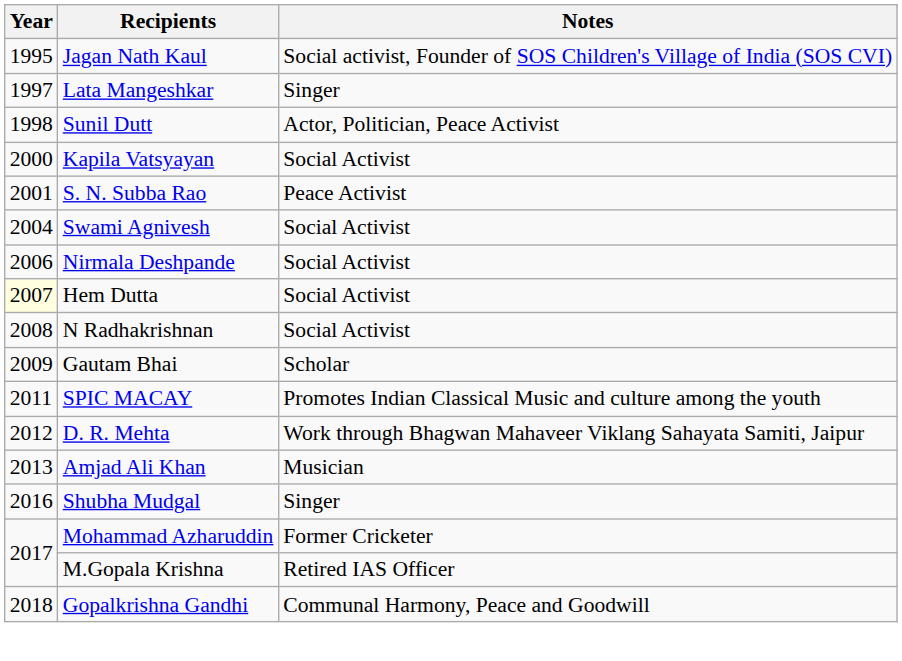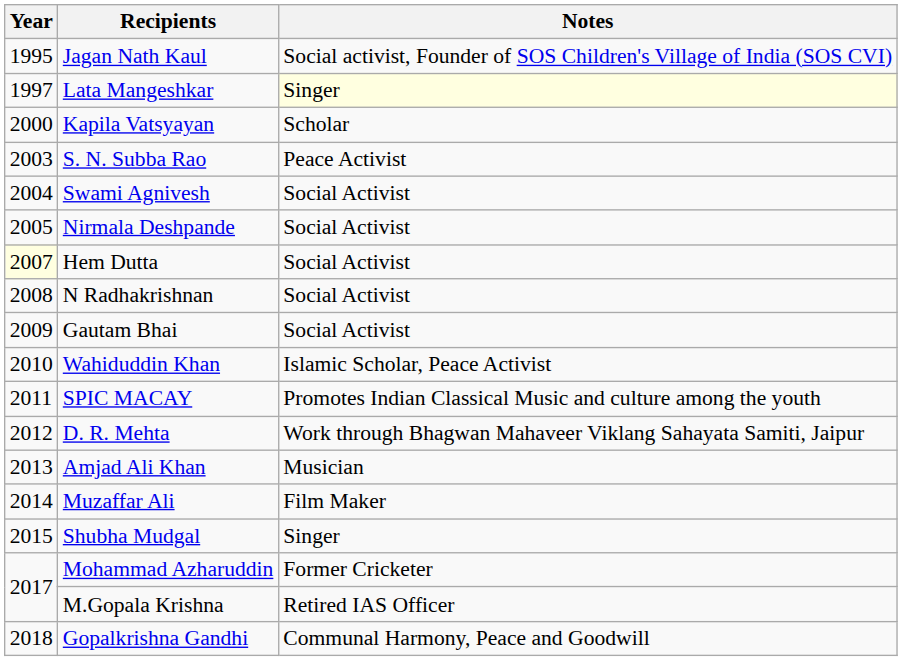(312, 90) no background -> (312, 90) lightyellow background
- row: (108, 124)
(347, 158) Social Activist -> (316, 124) Scholar
(31, 192) 2001 -> (31, 158) 2003
(31, 261) 2006 -> (31, 227) 2005
(316, 364) Scholar -> (347, 329) Social Activist
+ row: (141, 364)
+ row: (119, 501)
(31, 501) 2016 -> (31, 535) 2015
